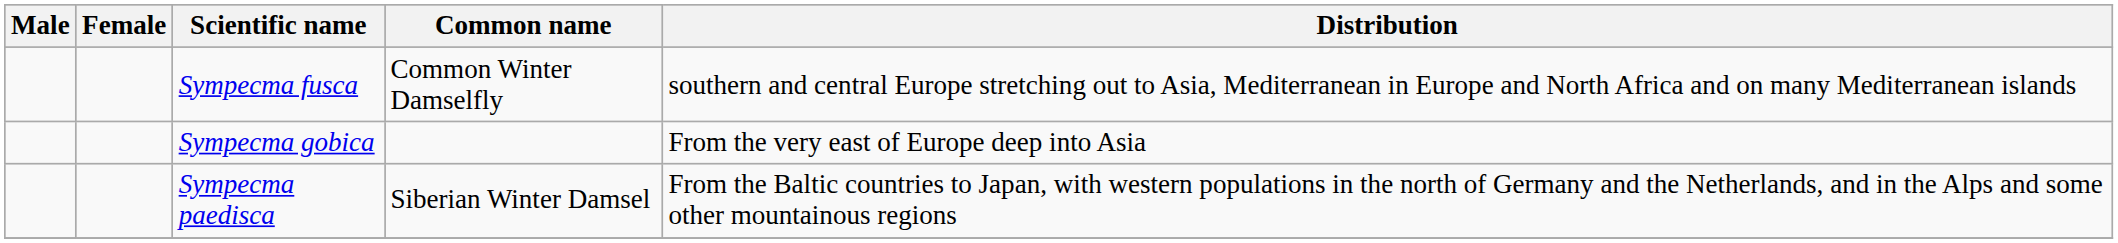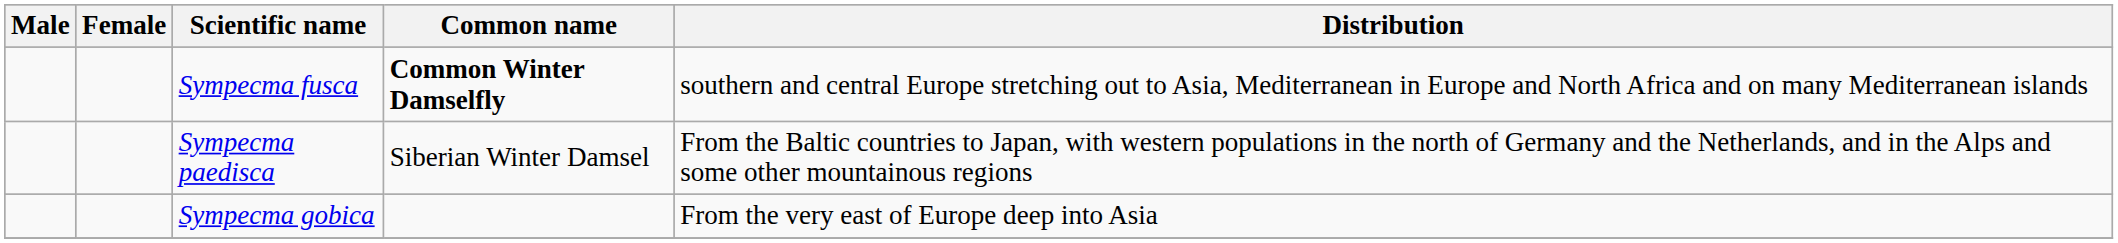(481, 84) normal -> (487, 84) bold
rows swapped: (277, 142) <-> (236, 200)
